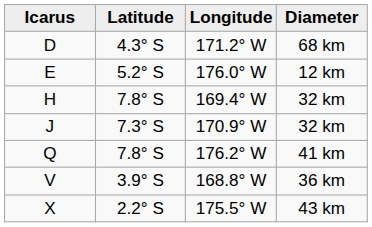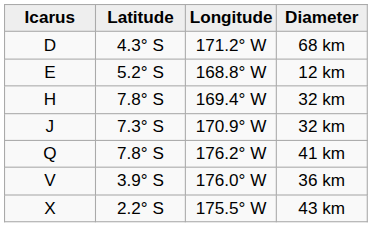(231, 72) 176.0° W -> (231, 72) 168.8° W
(231, 180) 168.8° W -> (231, 180) 176.0° W
